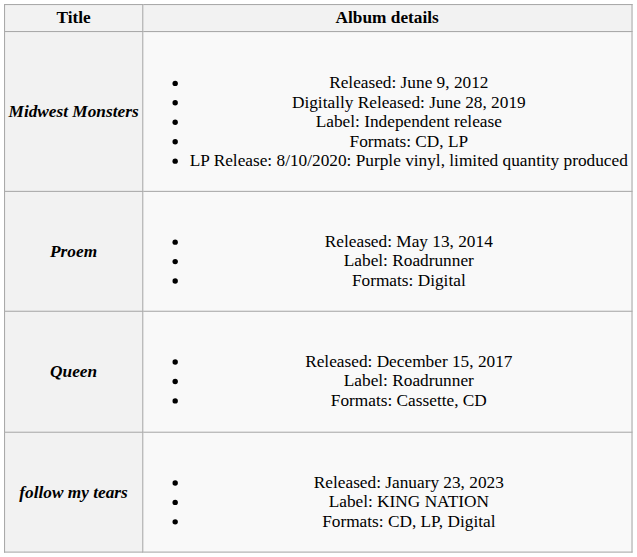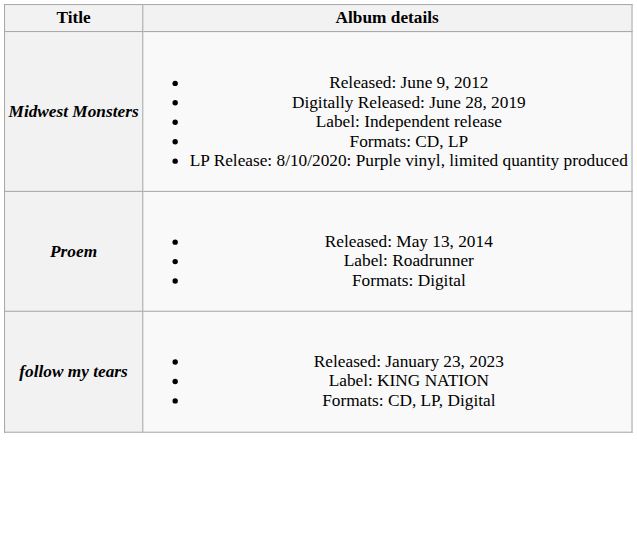- row: (74, 371)
